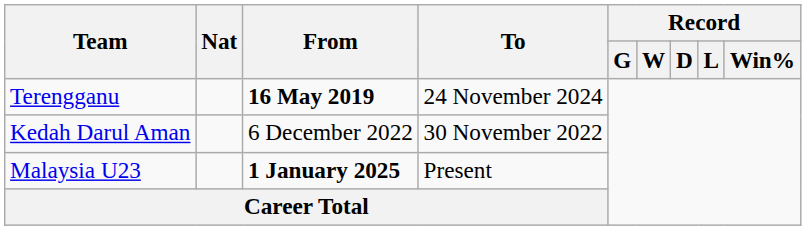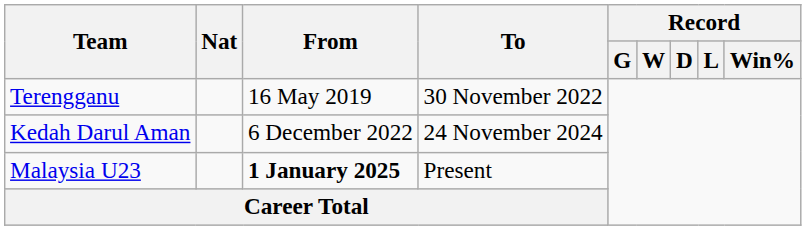(311, 96) bold -> (310, 96) normal
(513, 96) 24 November 2024 -> (513, 96) 30 November 2022
(513, 133) 30 November 2022 -> (513, 133) 24 November 2024
